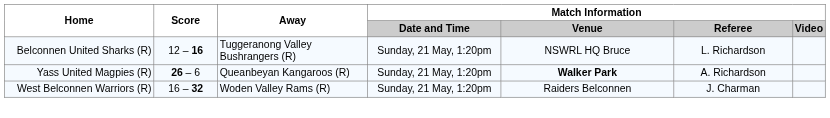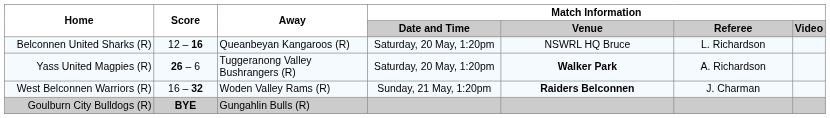(266, 50) Tuggeranong Valley Bushrangers (R) -> (285, 45) Queanbeyan Kangaroos (R)
(434, 50) Sunday, 21 May, 1:20pm -> (434, 45) Saturday, 20 May, 1:20pm
(285, 73) Queanbeyan Kangaroos (R) -> (266, 67) Tuggeranong Valley Bushrangers (R)
(434, 73) Sunday, 21 May, 1:20pm -> (434, 67) Saturday, 20 May, 1:20pm
(587, 89) normal -> (587, 89) bold
+ row: (90, 105)
